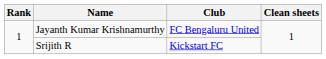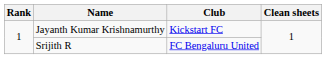(214, 29) FC Bengaluru United -> (196, 29) Kickstart FC
(196, 45) Kickstart FC -> (214, 45) FC Bengaluru United
